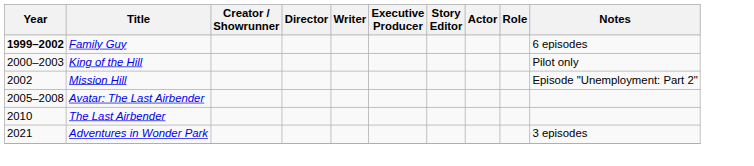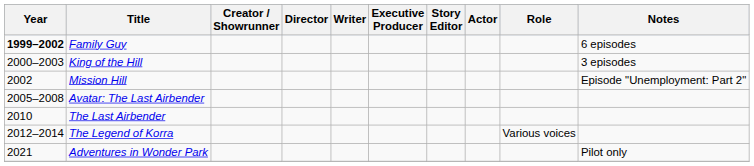(556, 62) Pilot only -> (608, 62) 3 episodes
+ row: (121, 134)
(560, 134) 3 episodes -> (604, 152) Pilot only
